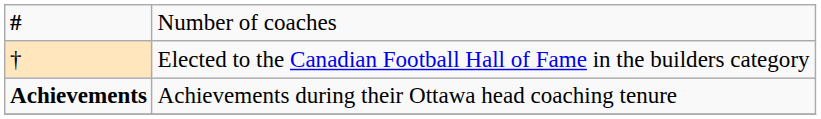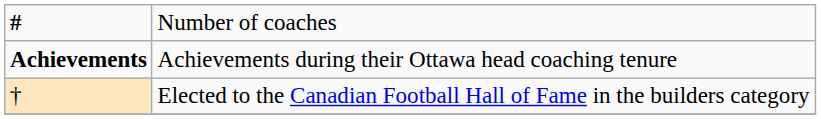rows swapped: (19, 59) <-> (78, 95)
